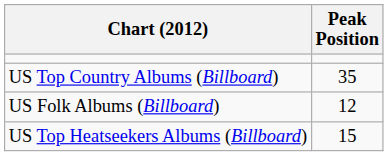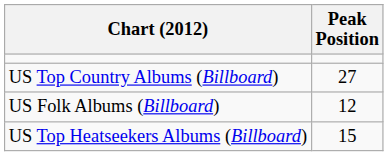(347, 77) 35 -> (347, 77) 27
